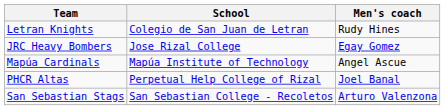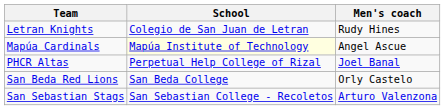- row: (59, 46)
(219, 63) no background -> (219, 46) lightyellow background
+ row: (62, 80)
